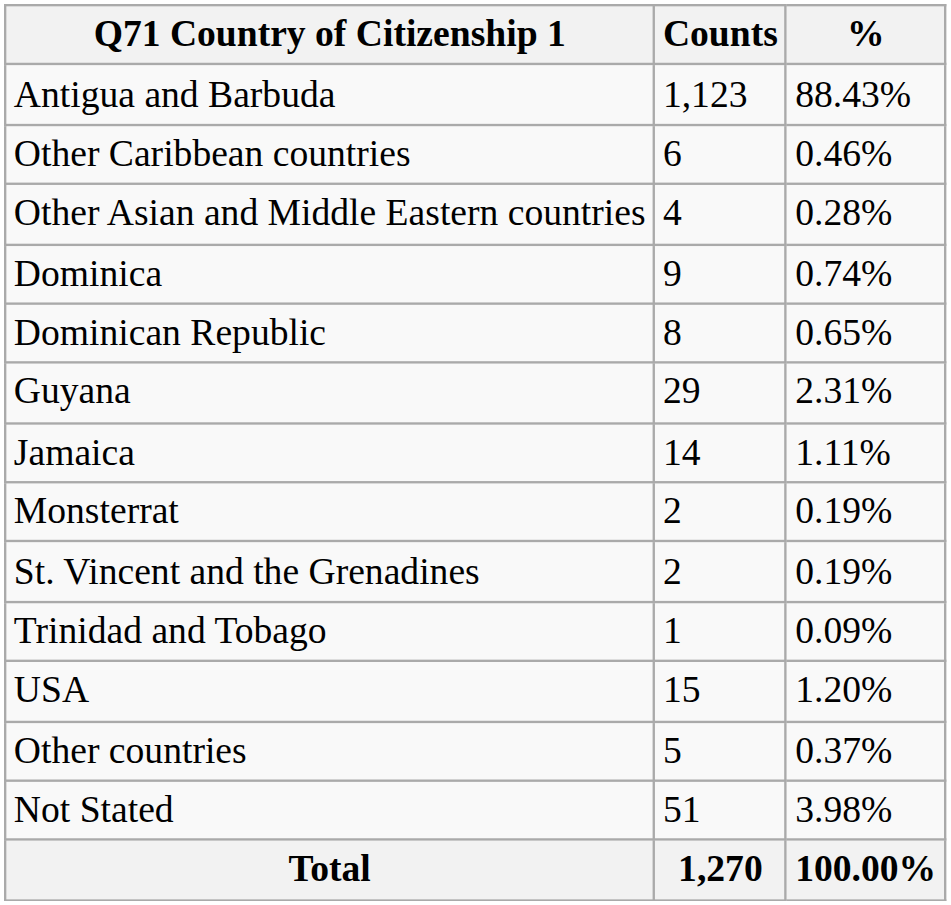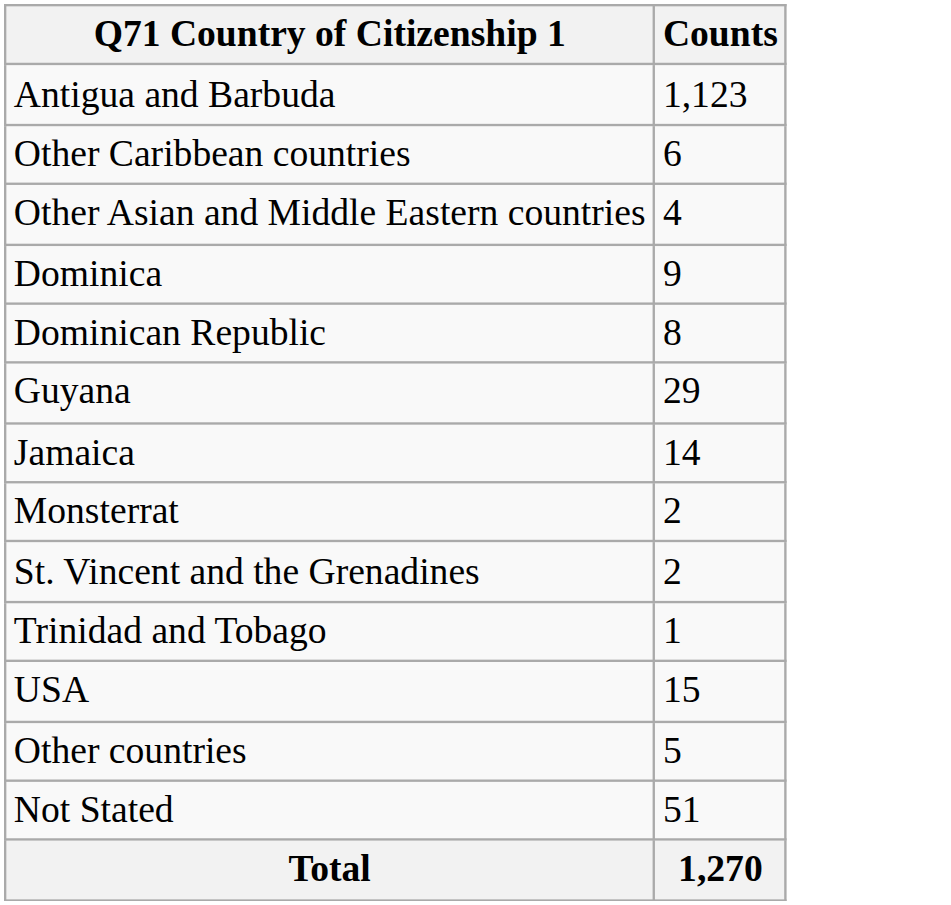- column: (866, 34)
